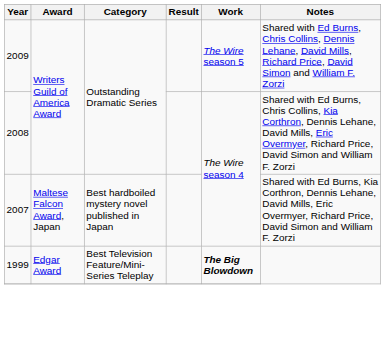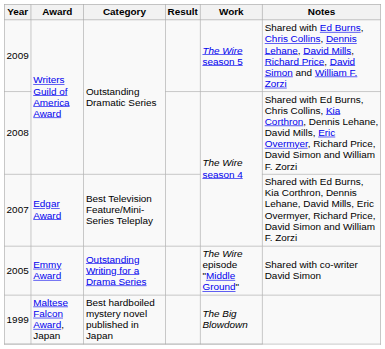(51, 210) Maltese Falcon Award, Japan -> (47, 210) Edgar Award
(121, 210) Best hardboiled mystery novel published in Japan -> (119, 210) Best Television Feature/Mini-Series Teleplay
+ row: (18, 270)
(47, 265) Edgar Award -> (51, 319) Maltese Falcon Award, Japan
(120, 265) Best Television Feature/Mini-Series Teleplay -> (120, 319) Best hardboiled mystery novel published in Japan
(228, 265) bold -> (225, 319) normal
